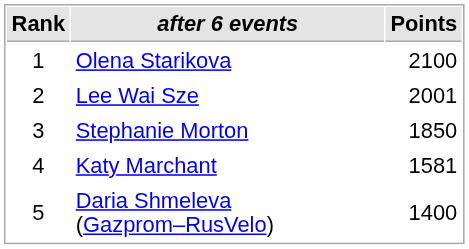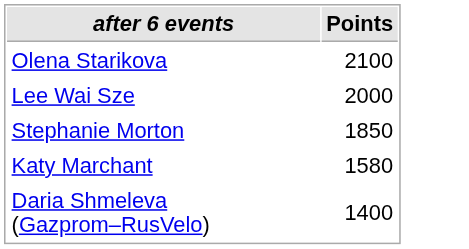- column: (38, 24)
(433, 95) 2001 -> (369, 95) 2000
(433, 165) 1581 -> (369, 165) 1580
